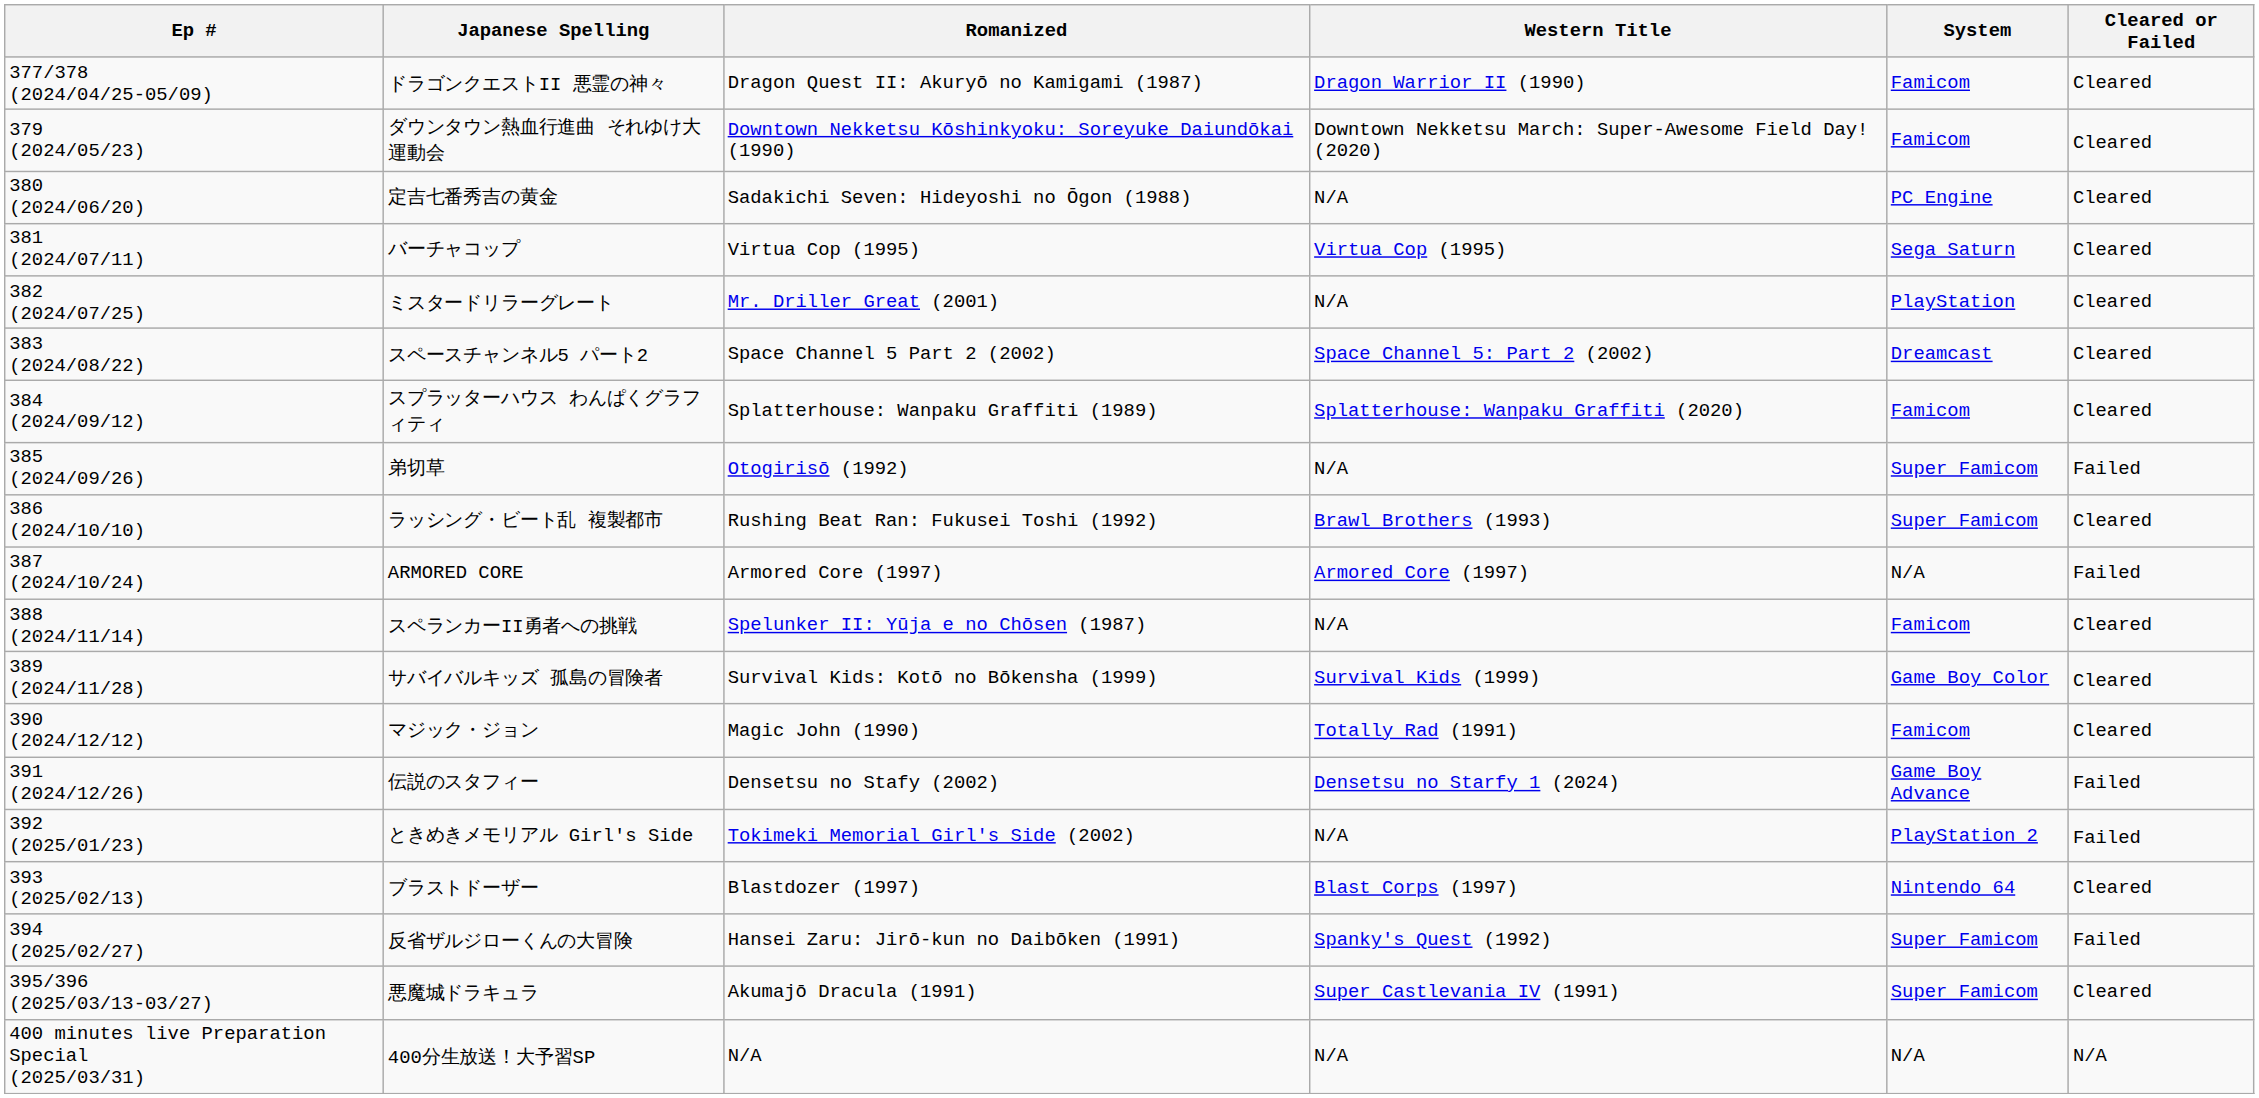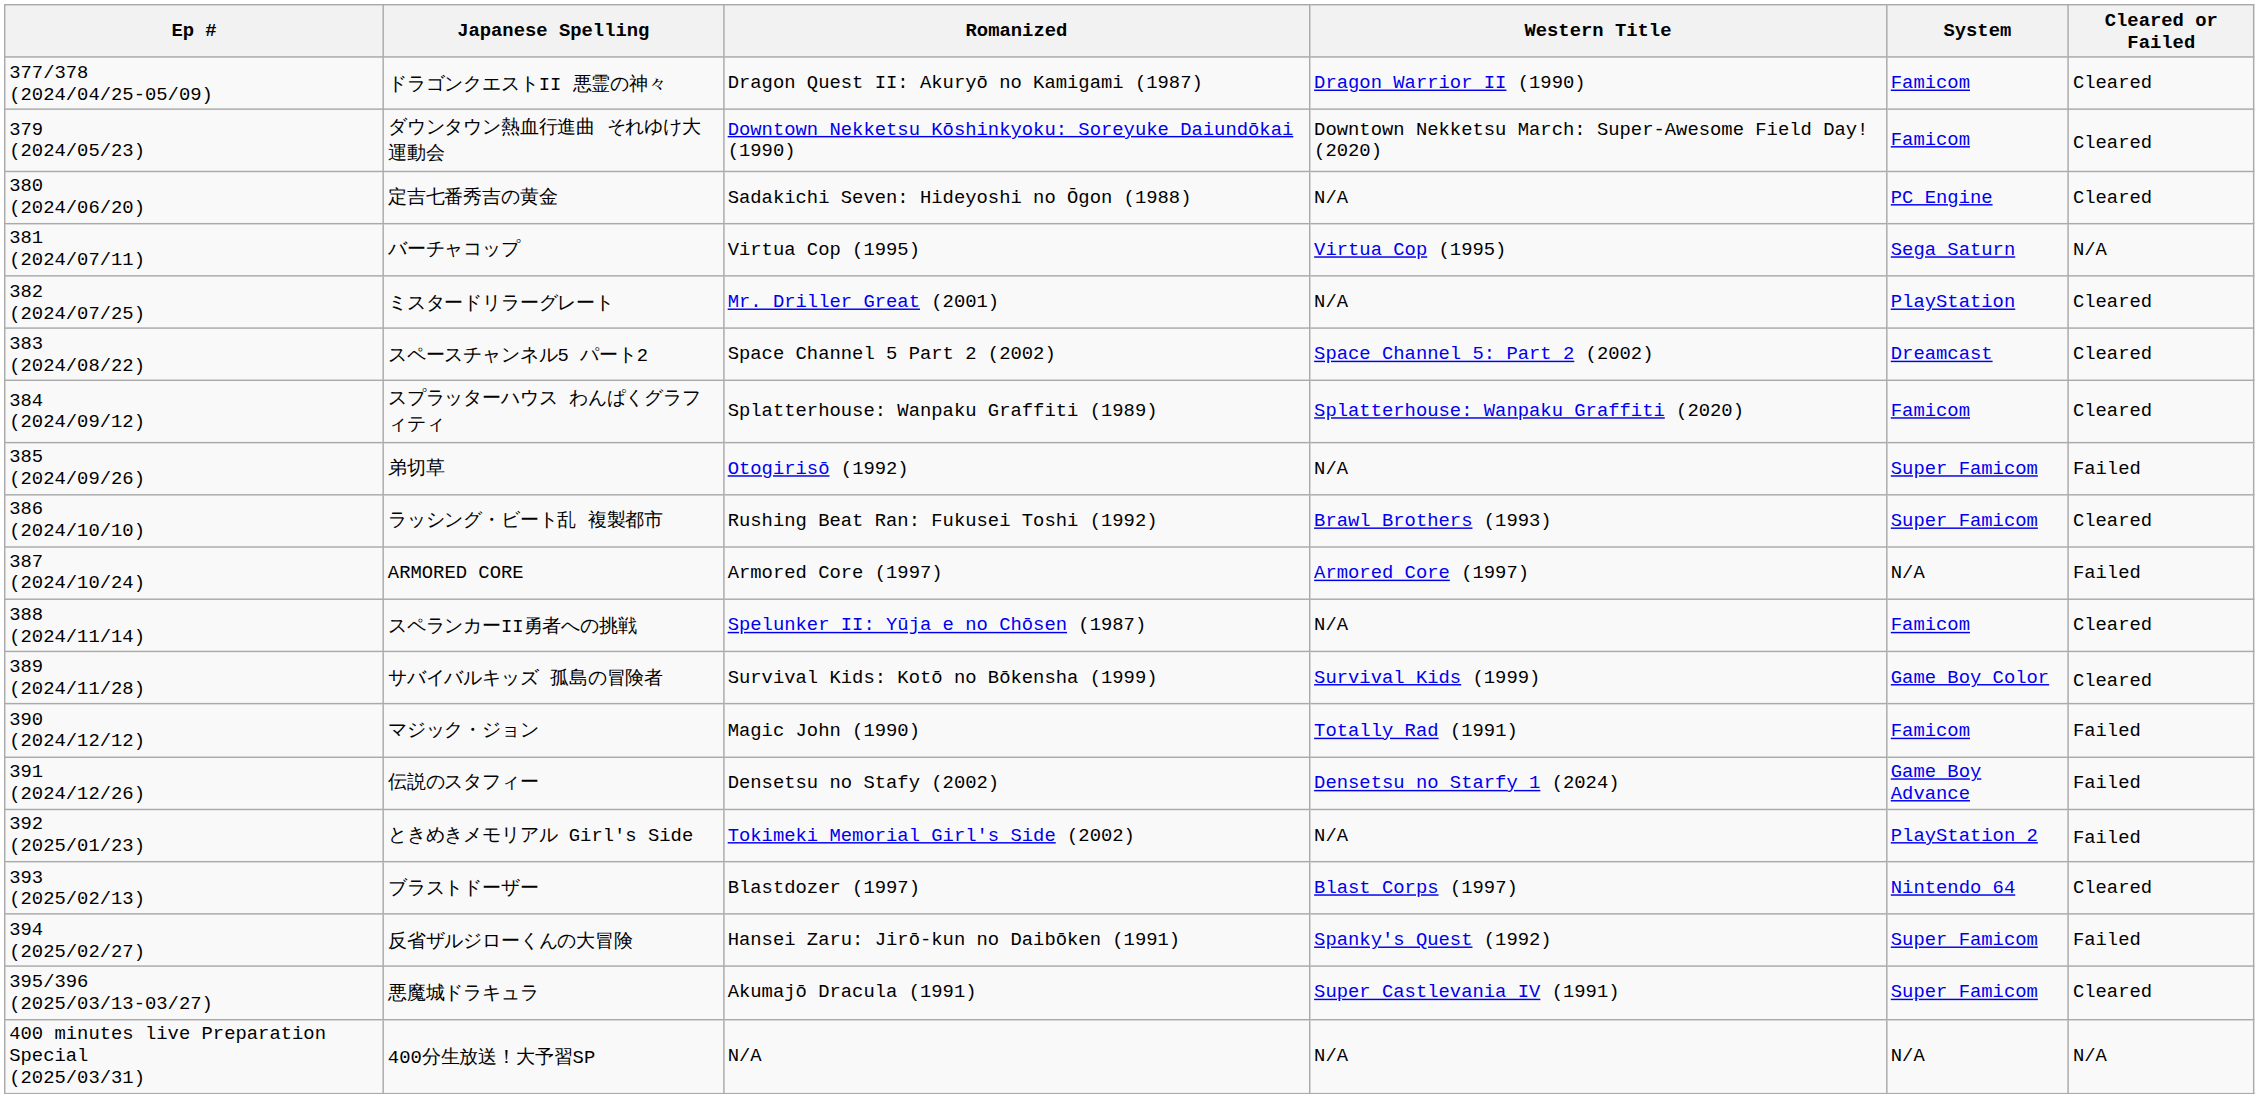(2113, 250) Cleared -> (2090, 250) N/A
(2113, 730) Cleared -> (2107, 730) Failed
